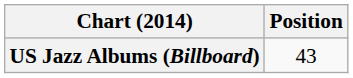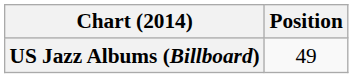(306, 55) 43 -> (306, 55) 49
